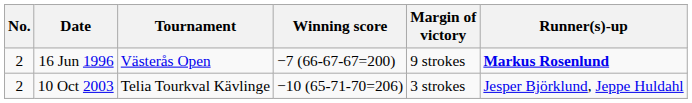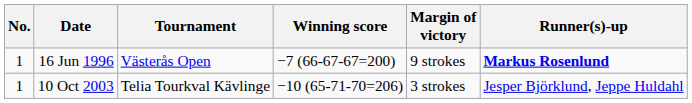(19, 60) 2 -> (19, 60) 1
(19, 86) 2 -> (19, 86) 1
